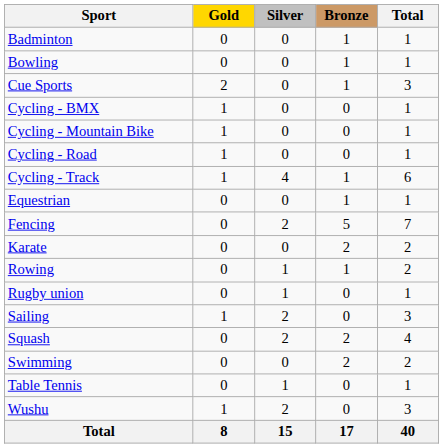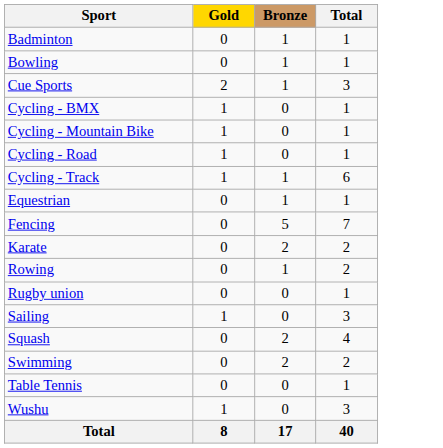- column: (285, 16)
